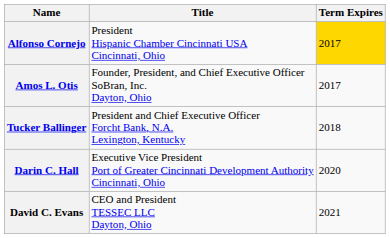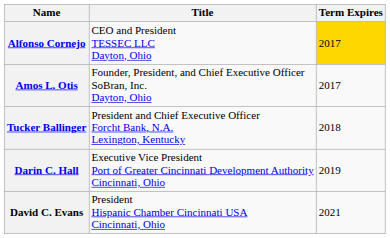(169, 43) President Hispanic Chamber Cincinnati USA Cincinnati, Ohio -> (134, 43) CEO and President TESSEC LLC Dayton, Ohio
(330, 170) 2020 -> (330, 170) 2019
(134, 212) CEO and President TESSEC LLC Dayton, Ohio -> (169, 212) President Hispanic Chamber Cincinnati USA Cincinnati, Ohio
